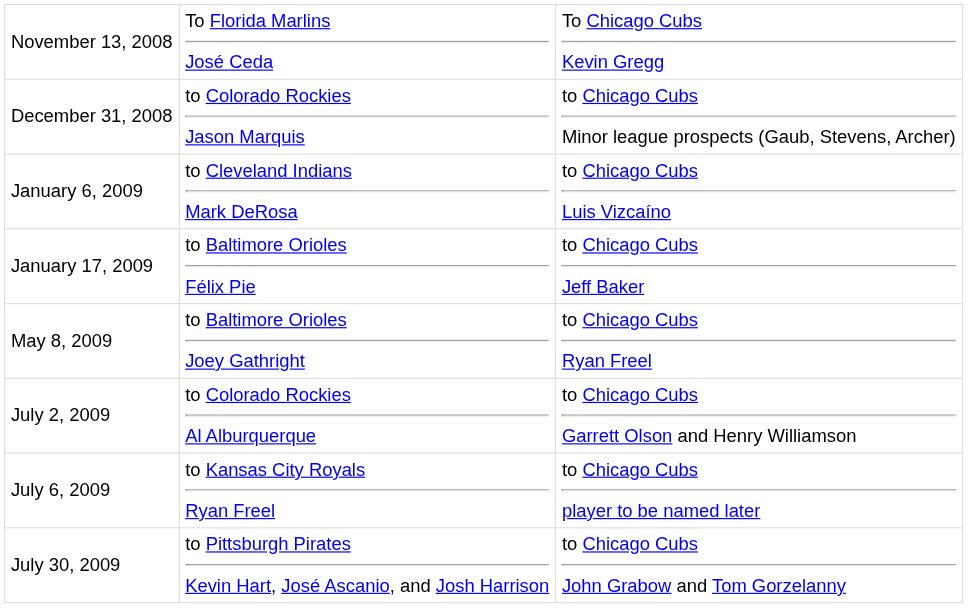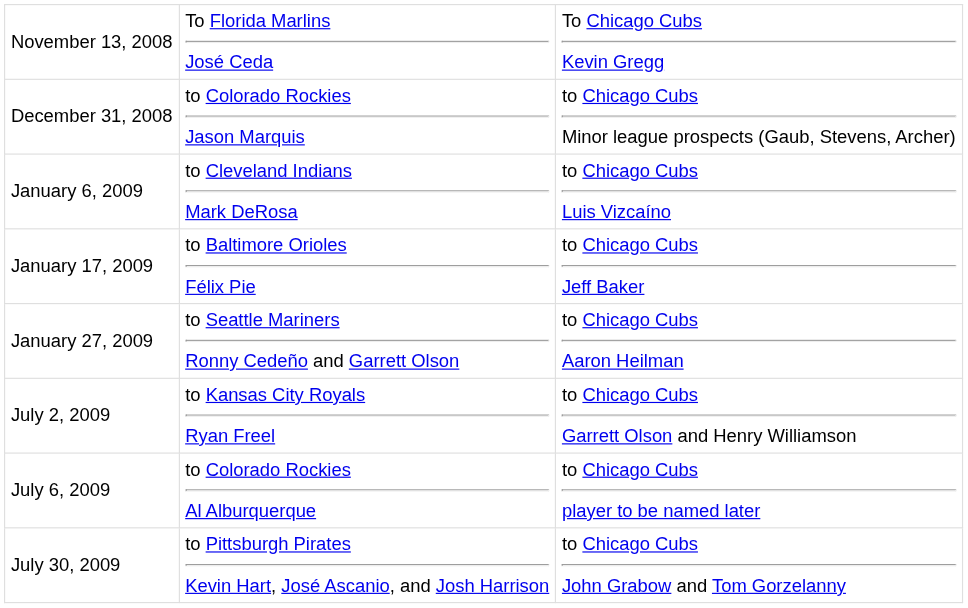+ row: (82, 340)
- row: (62, 340)
(367, 415) to Colorado Rockies Al Alburquerque -> (367, 415) to Kansas City Royals Ryan Freel
(367, 490) to Kansas City Royals Ryan Freel -> (367, 490) to Colorado Rockies Al Alburquerque
